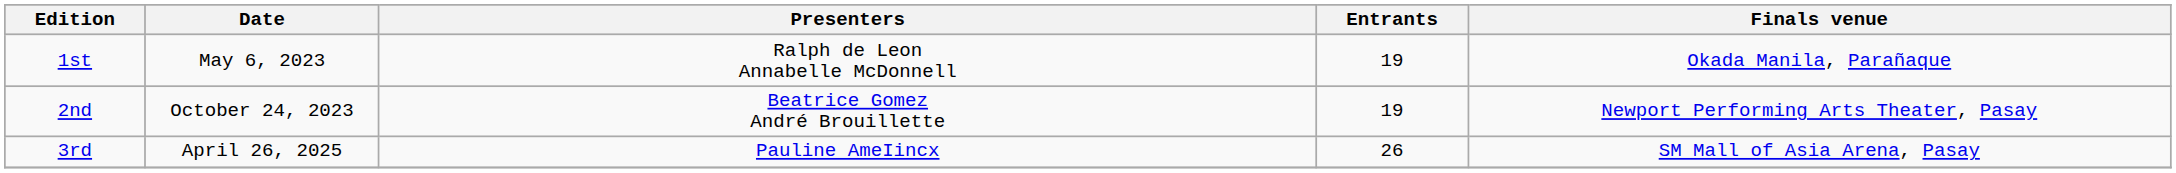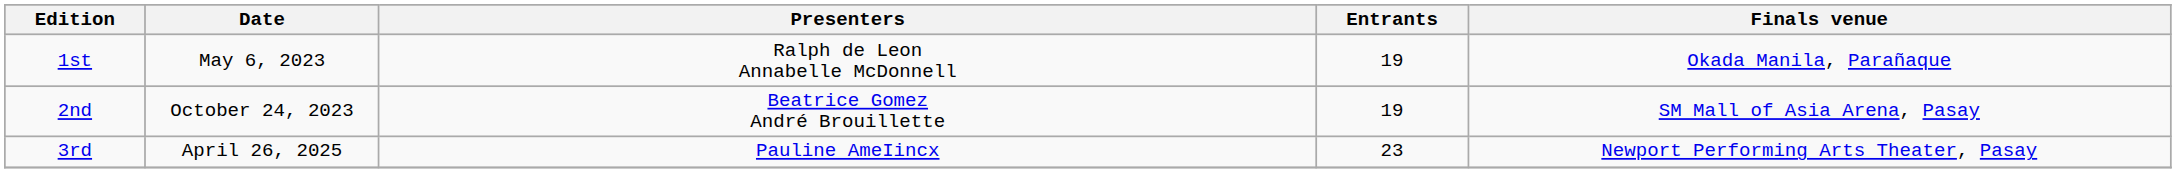(1819, 111) Newport Performing Arts Theater, Pasay -> (1819, 111) SM Mall of Asia Arena, Pasay
(1392, 152) 26 -> (1392, 152) 23
(1819, 152) SM Mall of Asia Arena, Pasay -> (1819, 152) Newport Performing Arts Theater, Pasay
